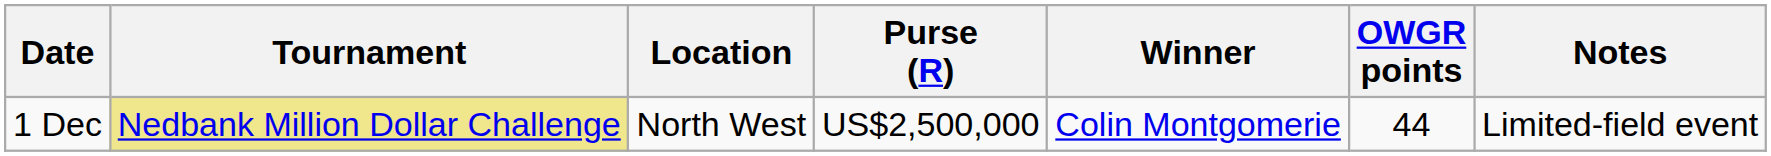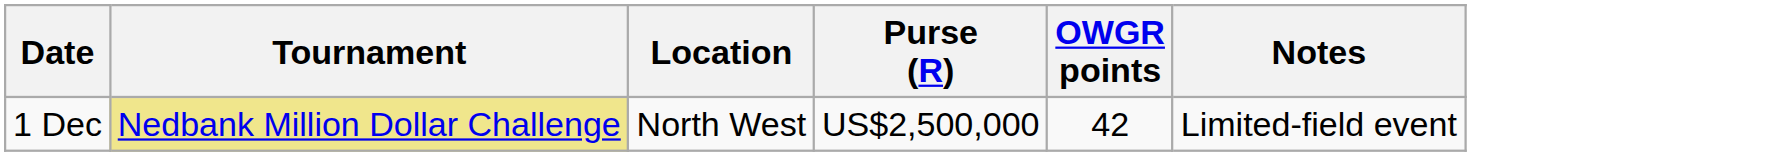- column: (1198, 51)
(1411, 124) 44 -> (1110, 124) 42
